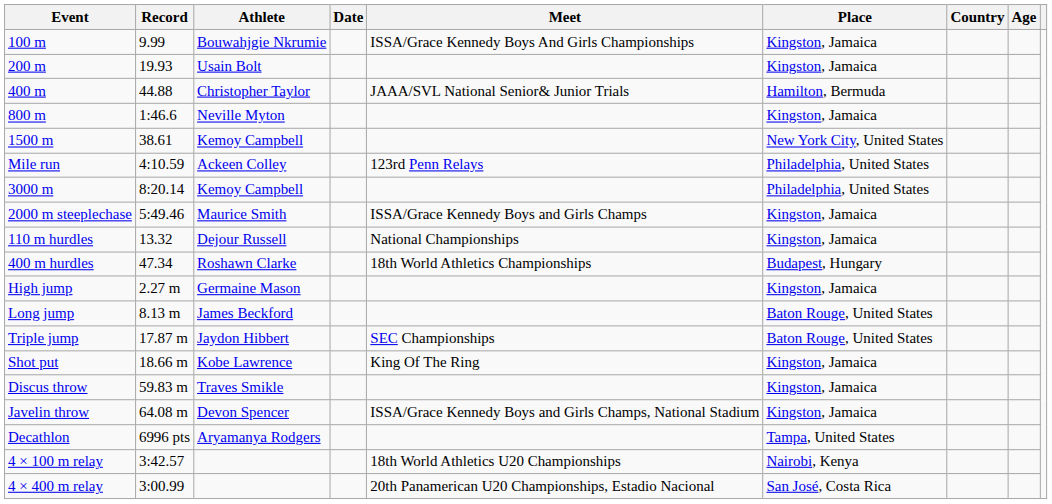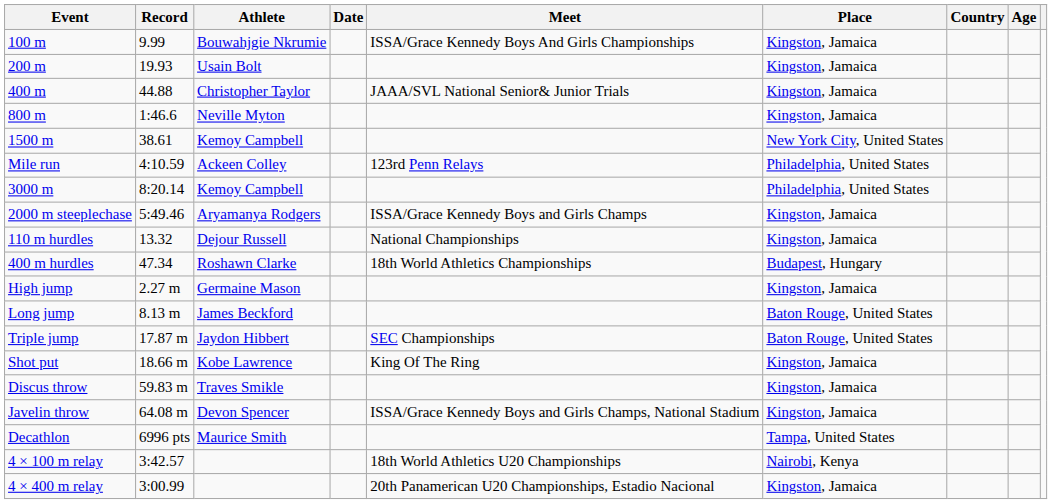(826, 91) Hamilton, Bermuda -> (822, 91) Kingston, Jamaica
(242, 214) Maurice Smith -> (259, 214) Aryamanya Rodgers
(259, 437) Aryamanya Rodgers -> (242, 437) Maurice Smith
(829, 486) San José, Costa Rica -> (822, 486) Kingston, Jamaica
